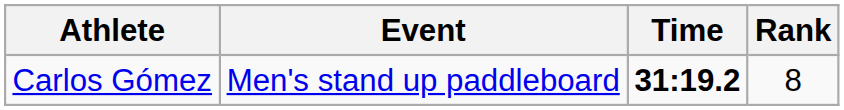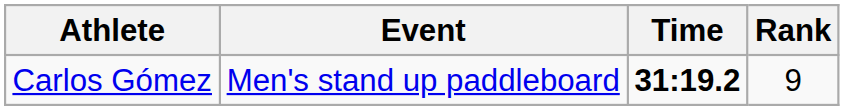(793, 80) 8 -> (793, 80) 9
